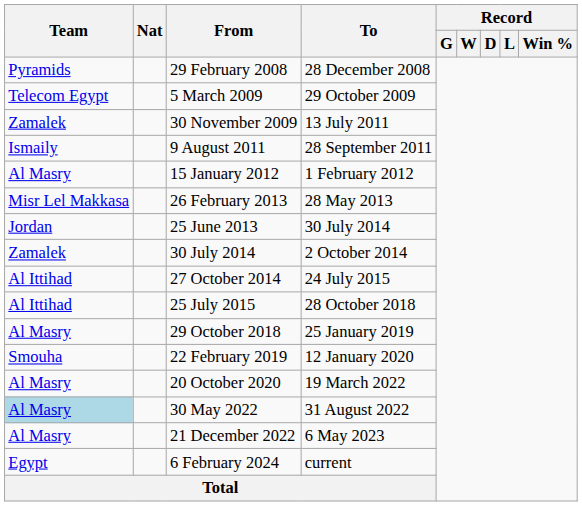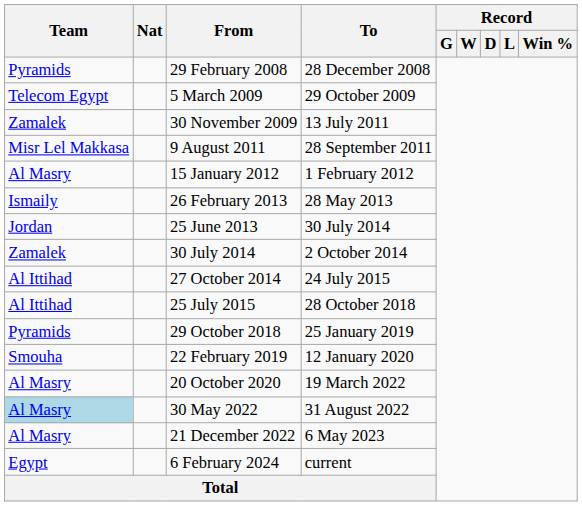(33, 148) Ismaily -> (69, 148) Misr Lel Makkasa
(69, 200) Misr Lel Makkasa -> (33, 200) Ismaily
(40, 331) Al Masry -> (39, 331) Pyramids
